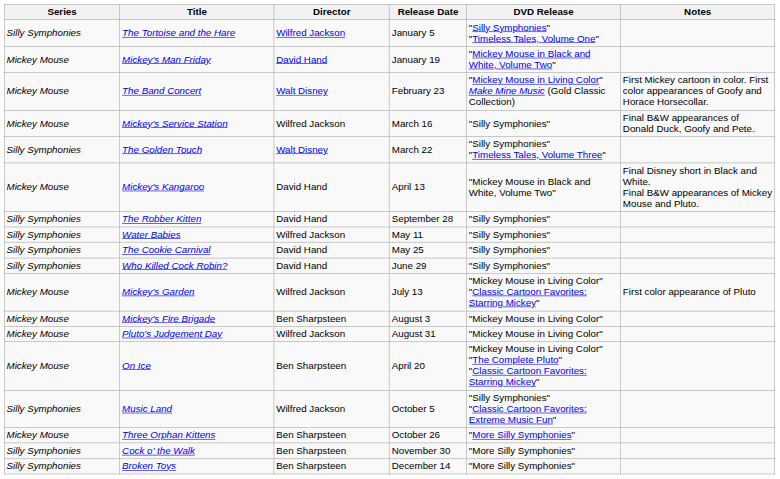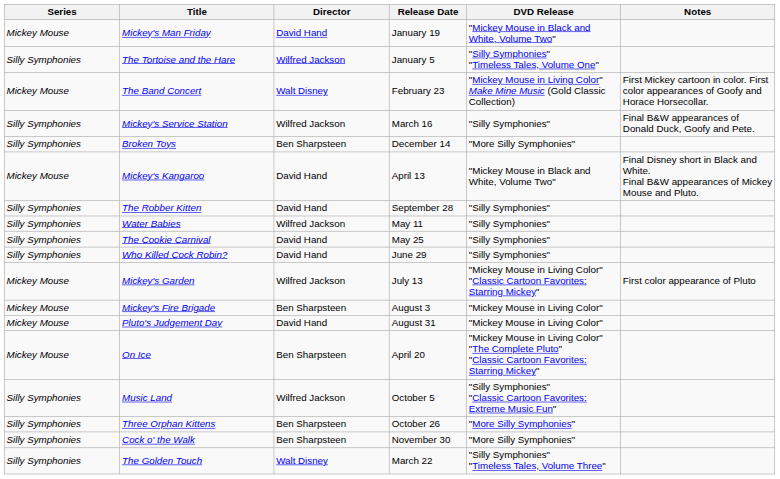rows swapped: (179, 33) <-> (166, 59)
(38, 123) Mickey Mouse -> (44, 123) Silly Symphonies
rows swapped: (162, 150) <-> (149, 466)
(311, 334) Wilfred Jackson -> (302, 323) David Hand
(38, 435) Mickey Mouse -> (44, 424) Silly Symphonies
